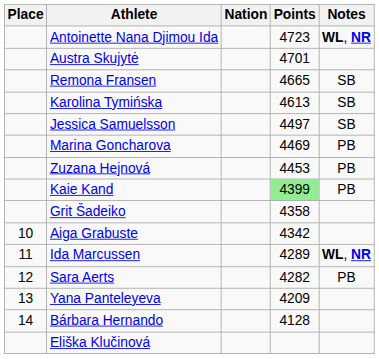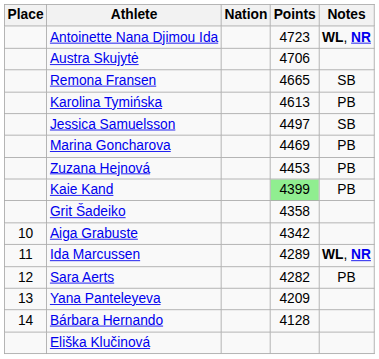(295, 59) 4701 -> (295, 59) 4706
(347, 102) SB -> (347, 102) PB
